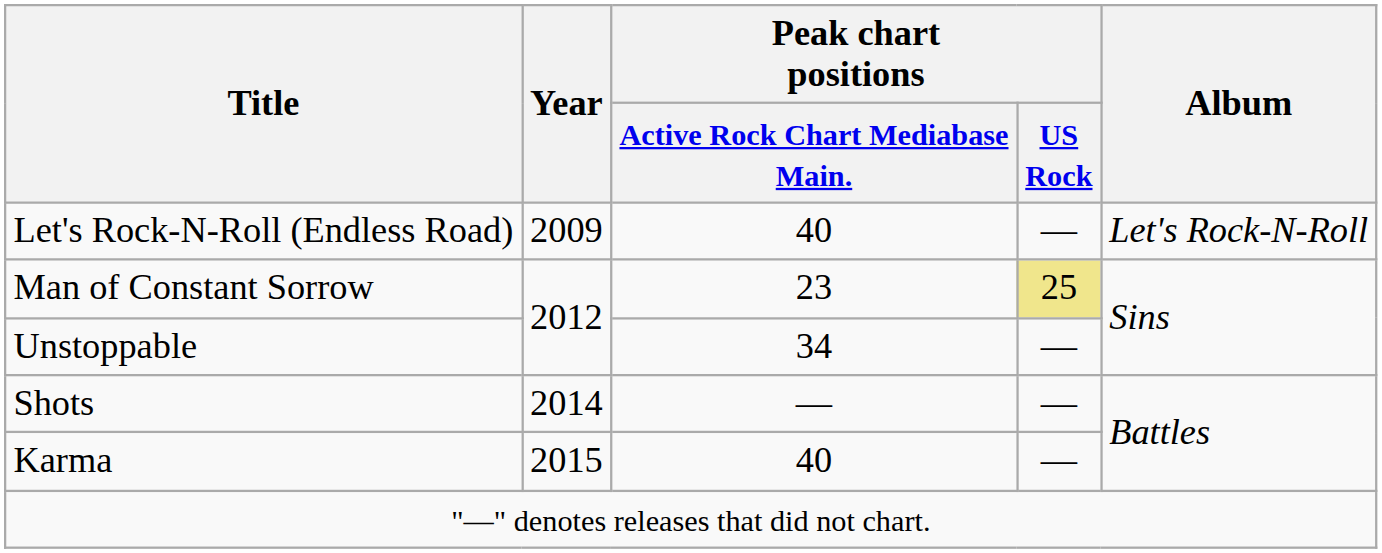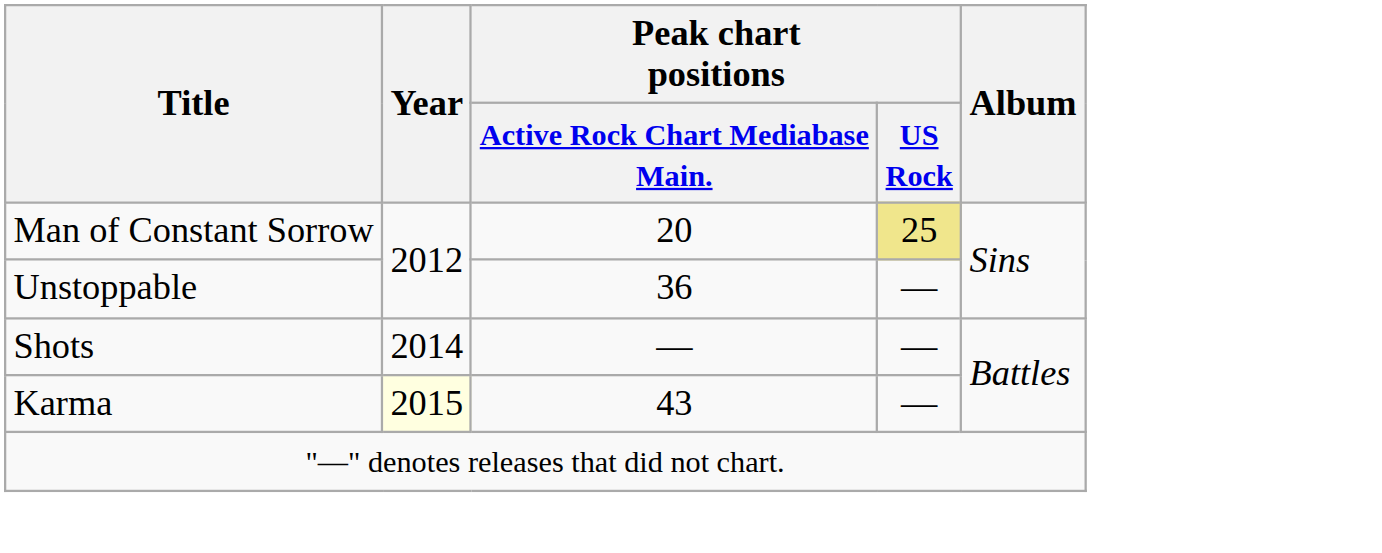- row: (263, 230)
(814, 287) 23 -> (674, 230) 20
(814, 345) 34 -> (674, 287) 36
(566, 460) no background -> (427, 403) lightyellow background
(814, 460) 40 -> (674, 403) 43
